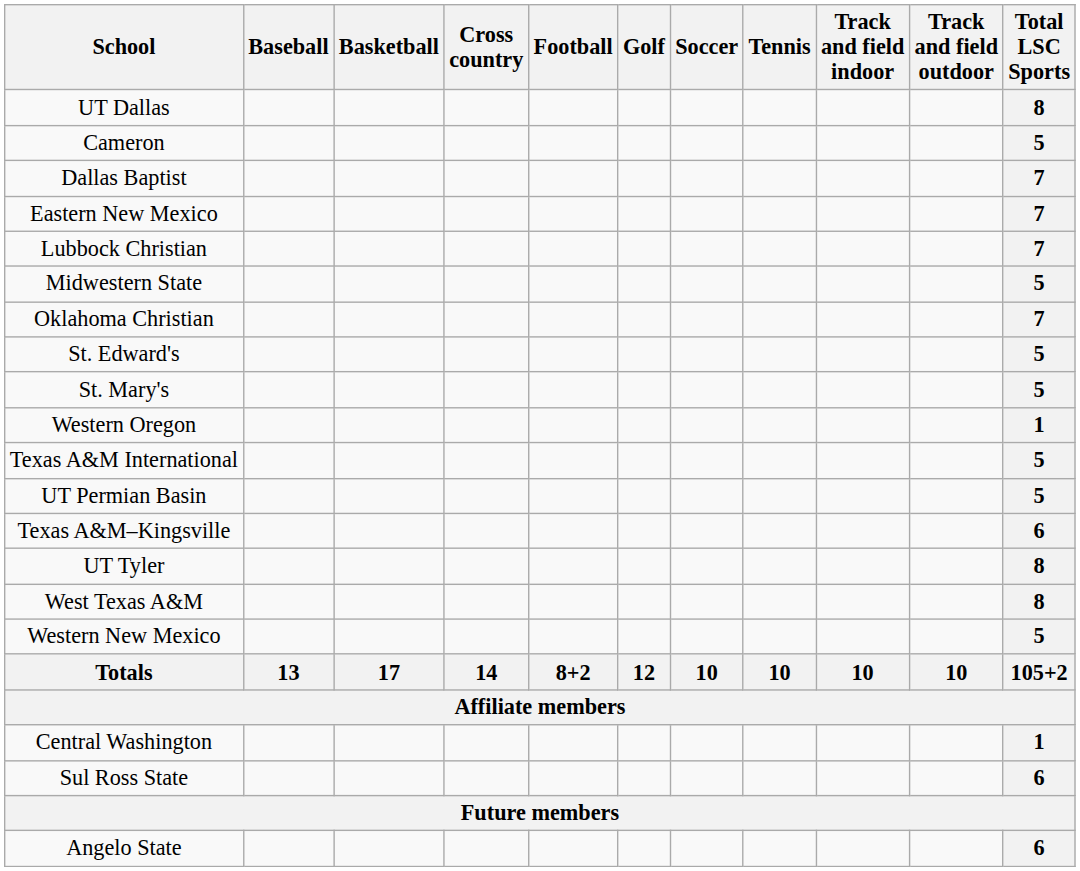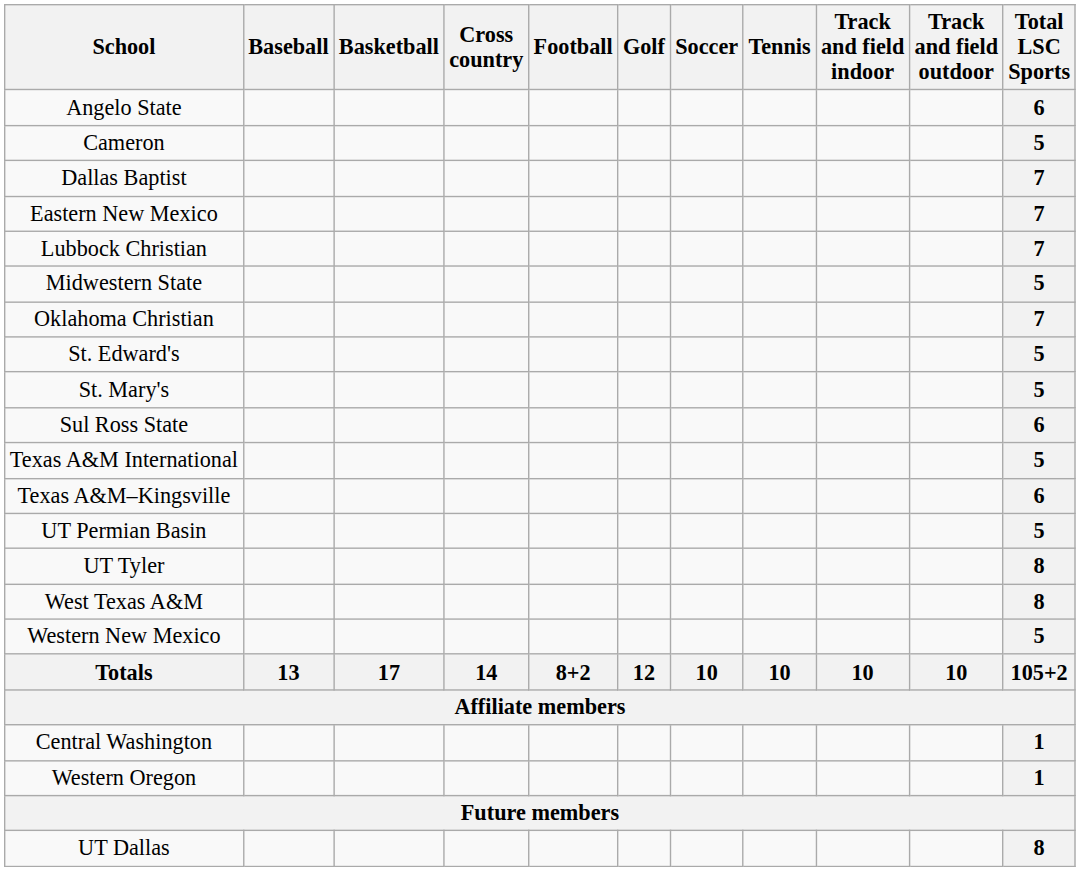rows swapped: (124, 848) <-> (124, 107)
rows swapped: (124, 777) <-> (124, 424)
rows swapped: (124, 530) <-> (124, 495)
